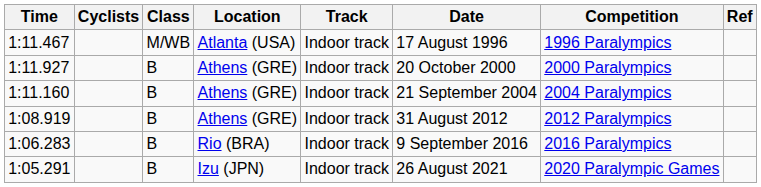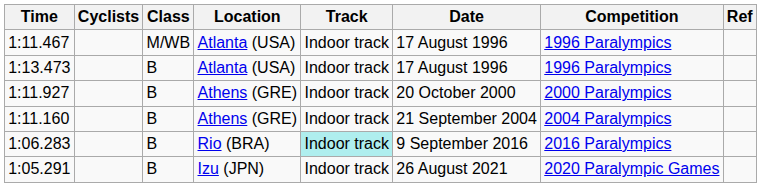+ row: (39, 67)
- row: (39, 118)
(347, 144) no background -> (347, 144) paleturquoise background
